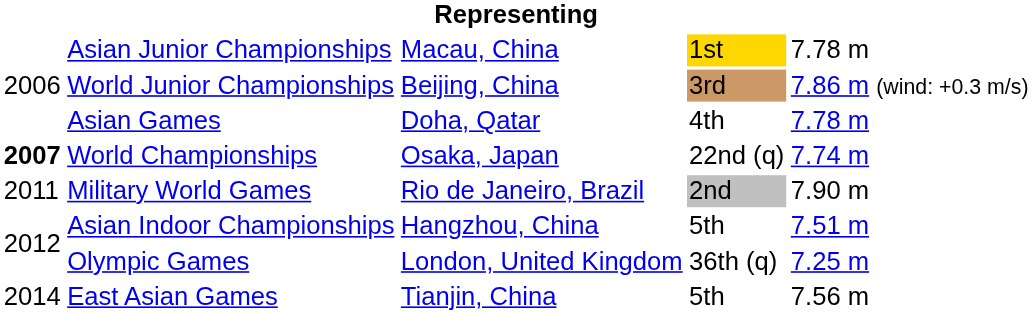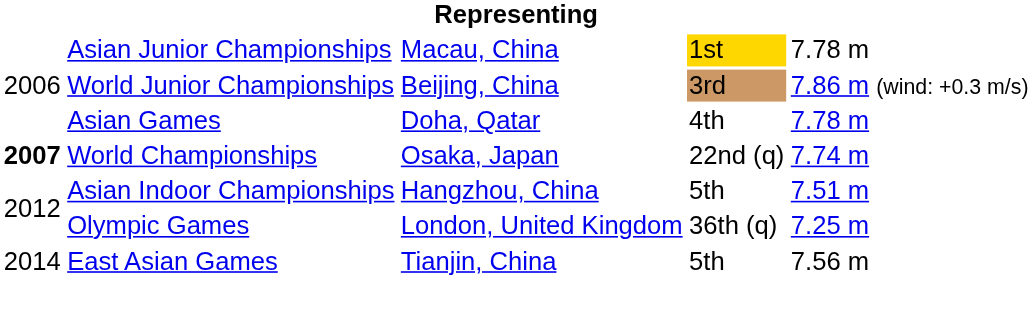- row: (189, 190)
